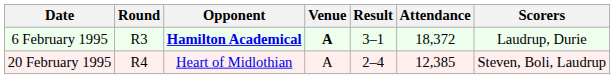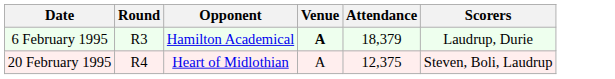- column: (373, 16)
(234, 39) bold -> (231, 39) normal
(435, 39) 18,372 -> (382, 39) 18,379
(435, 62) 12,385 -> (382, 62) 12,375
